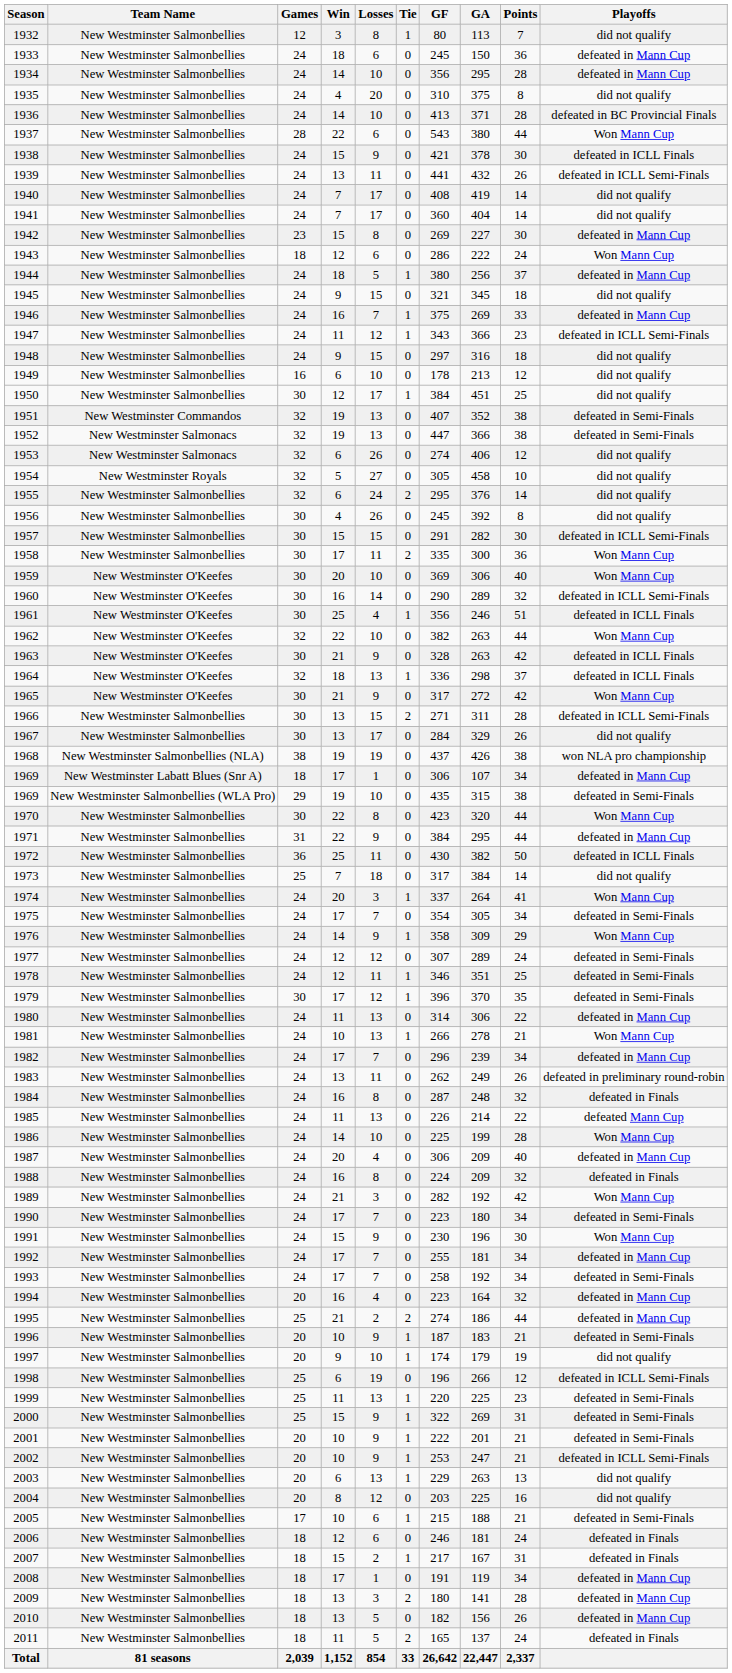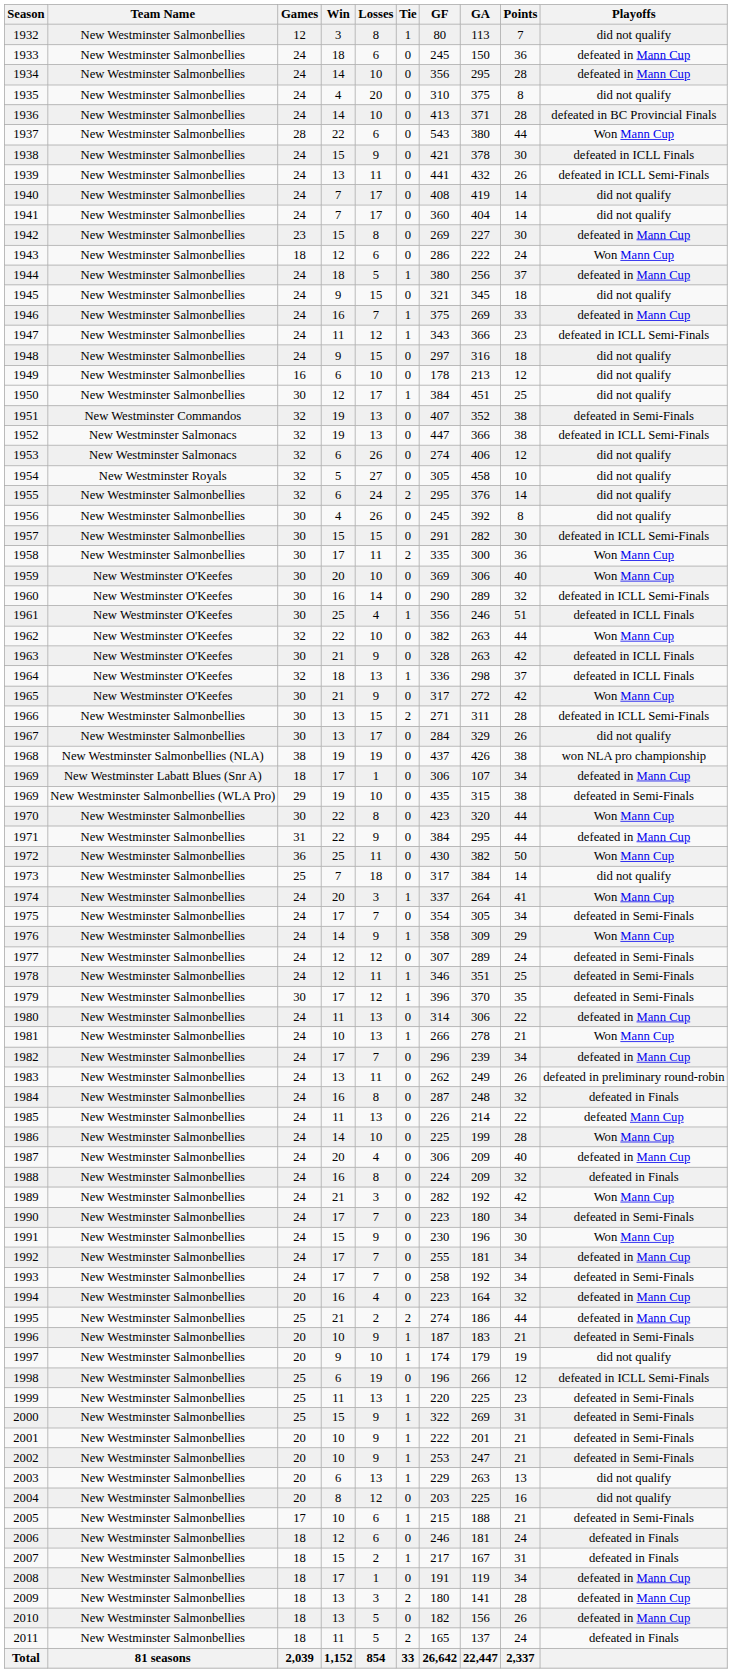(634, 435) defeated in Semi-Finals -> (634, 435) defeated in ICLL Semi-Finals
(634, 856) defeated in ICLL Finals -> (634, 856) Won Mann Cup
(634, 1457) defeated in ICLL Semi-Finals -> (634, 1457) defeated in Semi-Finals
